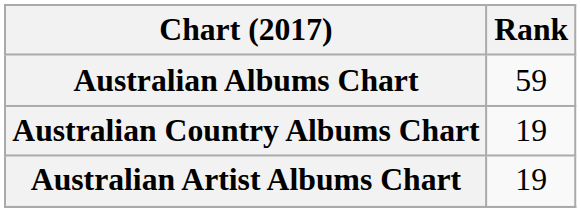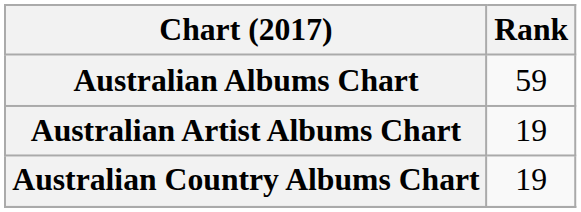rows swapped: (246, 180) <-> (246, 130)
